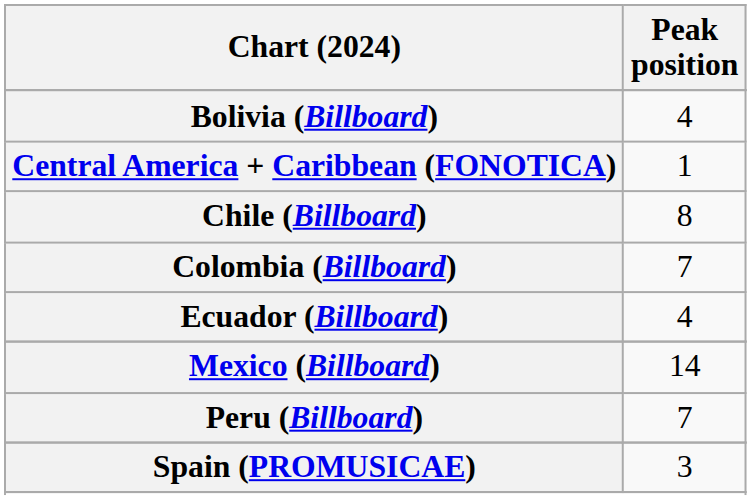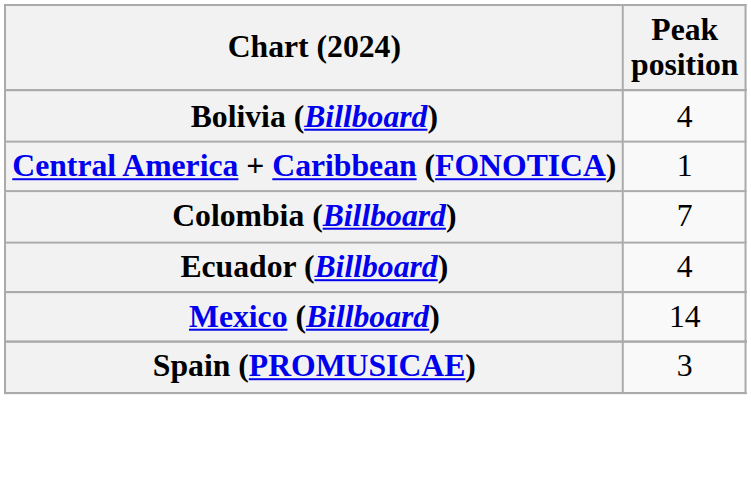- row: (314, 215)
- row: (314, 416)
